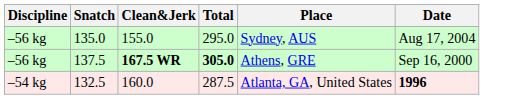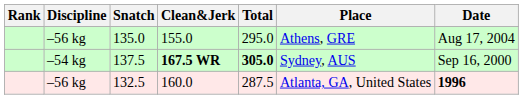+ column: (24, 15)
(278, 37) Sydney, AUS -> (317, 37) Athens, GRE
(27, 60) –56 kg -> (66, 60) –54 kg
(278, 60) Athens, GRE -> (318, 60) Sydney, AUS
(27, 82) –54 kg -> (66, 82) –56 kg
